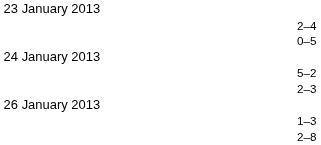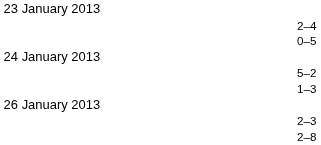rows swapped: (128, 89) <-> (128, 121)
